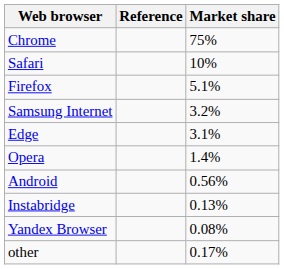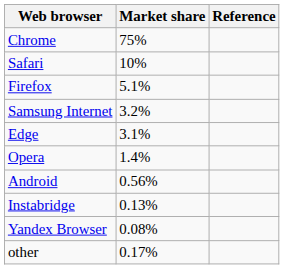columns swapped: (233, 16) <-> (151, 16)
